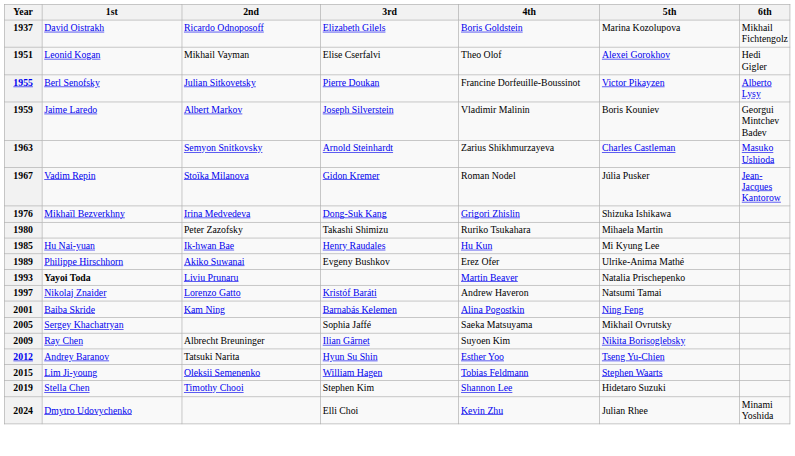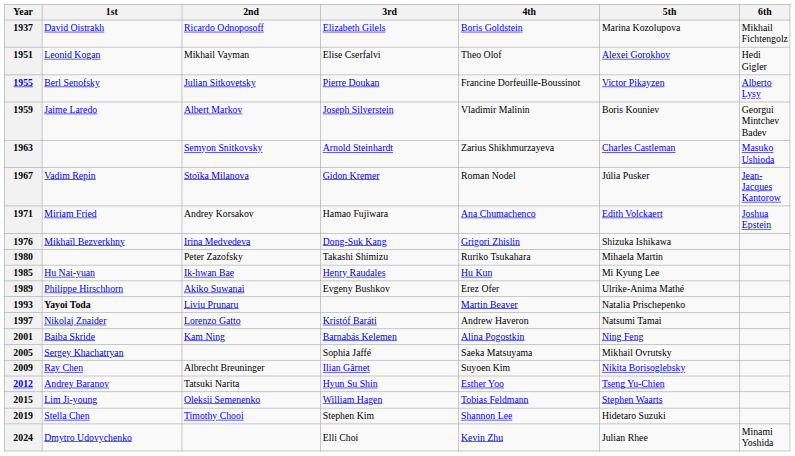+ row: (23, 213)
